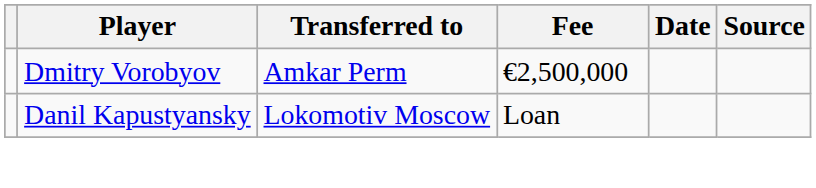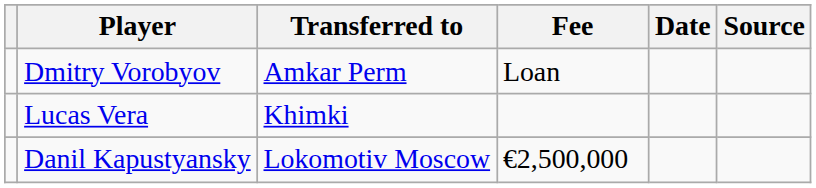(566, 70) €2,500,000 -> (532, 70) Loan
+ row: (86, 114)
(532, 114) Loan -> (566, 159) €2,500,000
